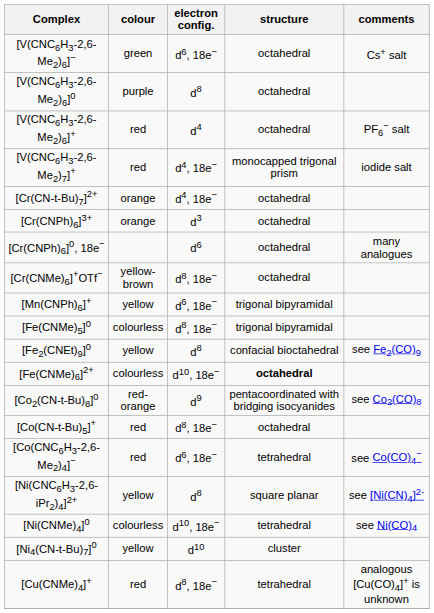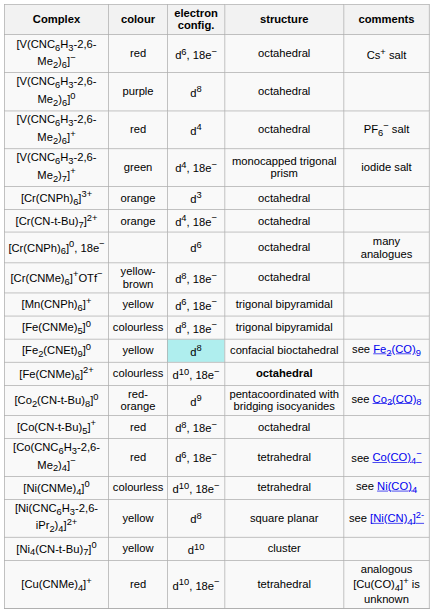(138, 53) green -> (138, 53) red
(138, 167) red -> (138, 167) green
rows swapped: (56, 221) <-> (56, 198)
(196, 350) no background -> (196, 350) paleturquoise background
rows swapped: (56, 526) <-> (56, 495)
(196, 584) d8, 18e− -> (196, 584) d10, 18e−
